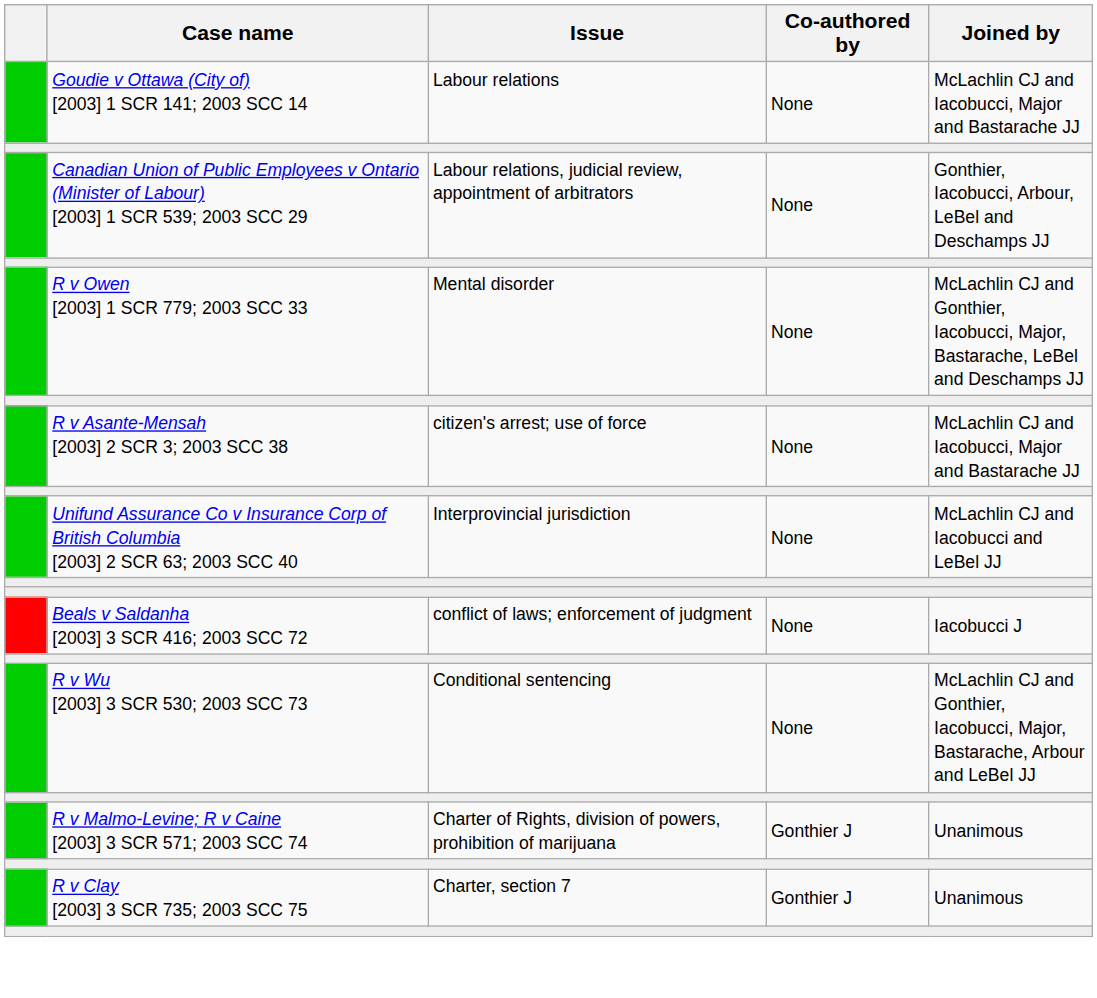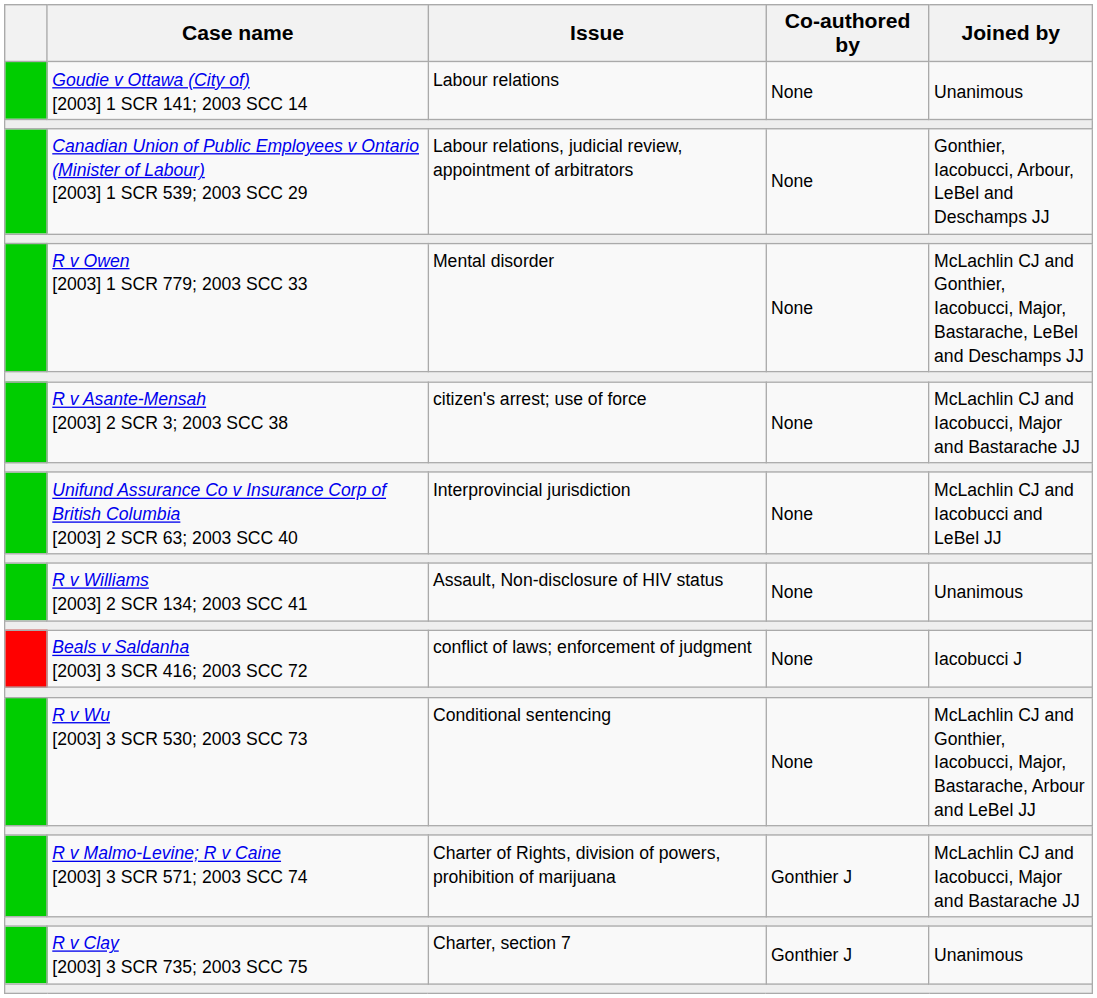(1007, 103) McLachlin CJ and Iacobucci, Major and Bastarache JJ -> (979, 91) Unanimous
+ row: (180, 592)
(979, 831) Unanimous -> (1007, 877) McLachlin CJ and Iacobucci, Major and Bastarache JJ
